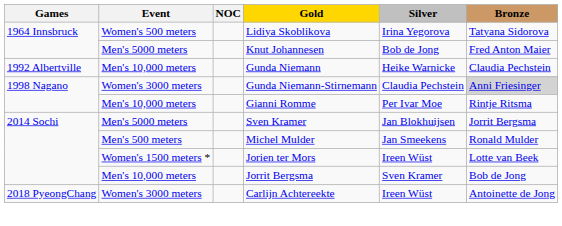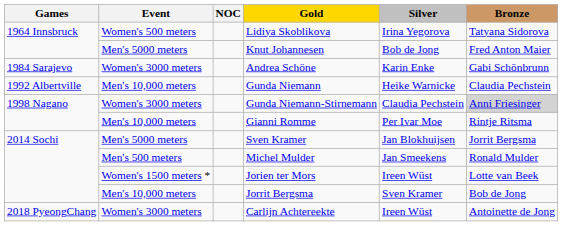+ row: (281, 67)
